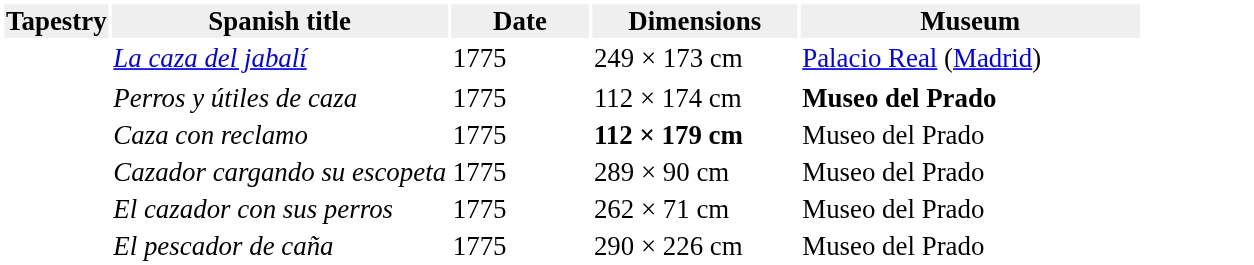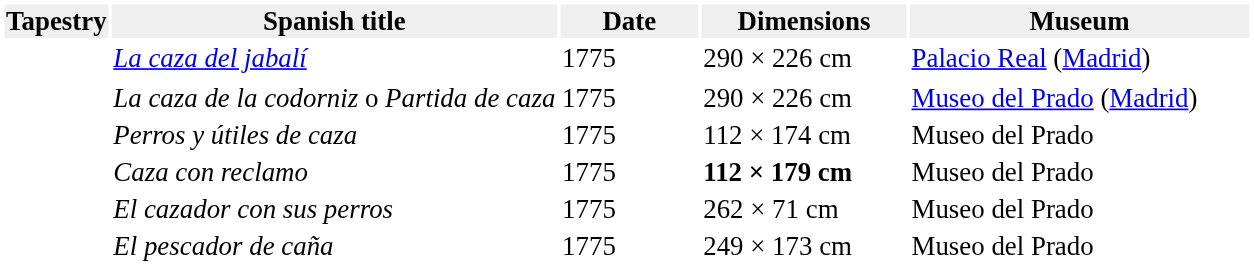(668, 57) 249 × 173 cm -> (778, 57) 290 × 226 cm
+ row: (334, 98)
(899, 98) bold -> (1003, 135) normal
- row: (280, 172)
(668, 245) 290 × 226 cm -> (778, 245) 249 × 173 cm
